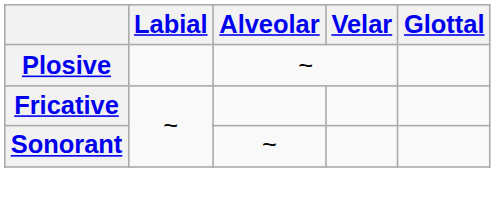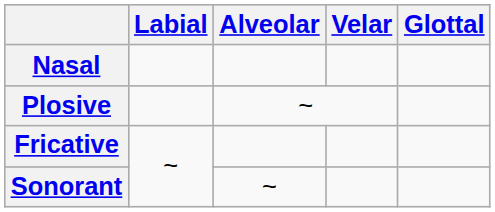+ row: (66, 65)
